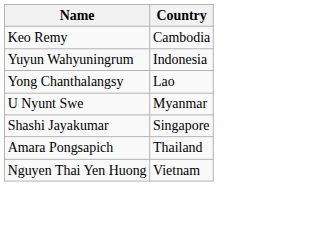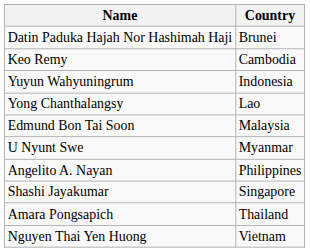+ row: (120, 37)
+ row: (71, 125)
+ row: (60, 170)
